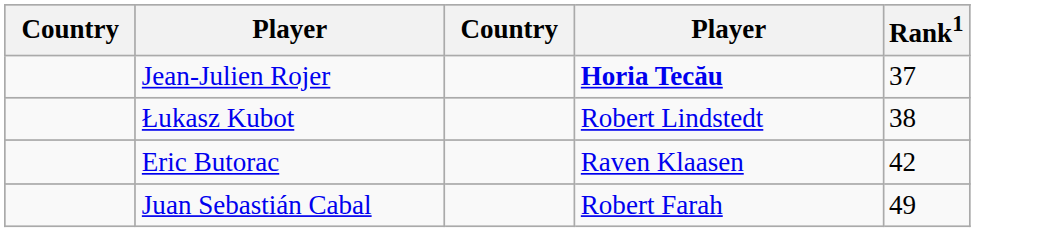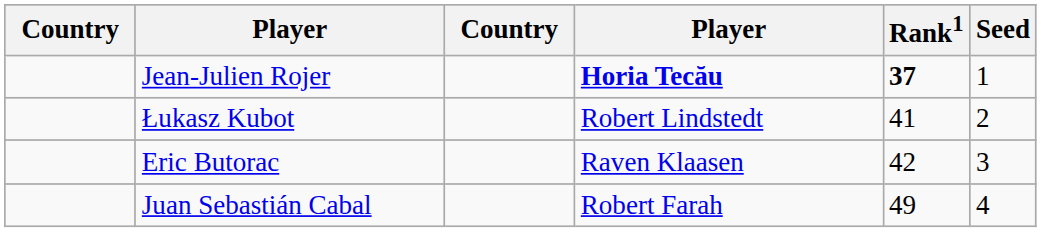+ column: (1003, 29)
(903, 76) normal -> (903, 76) bold
(903, 119) 38 -> (903, 119) 41
